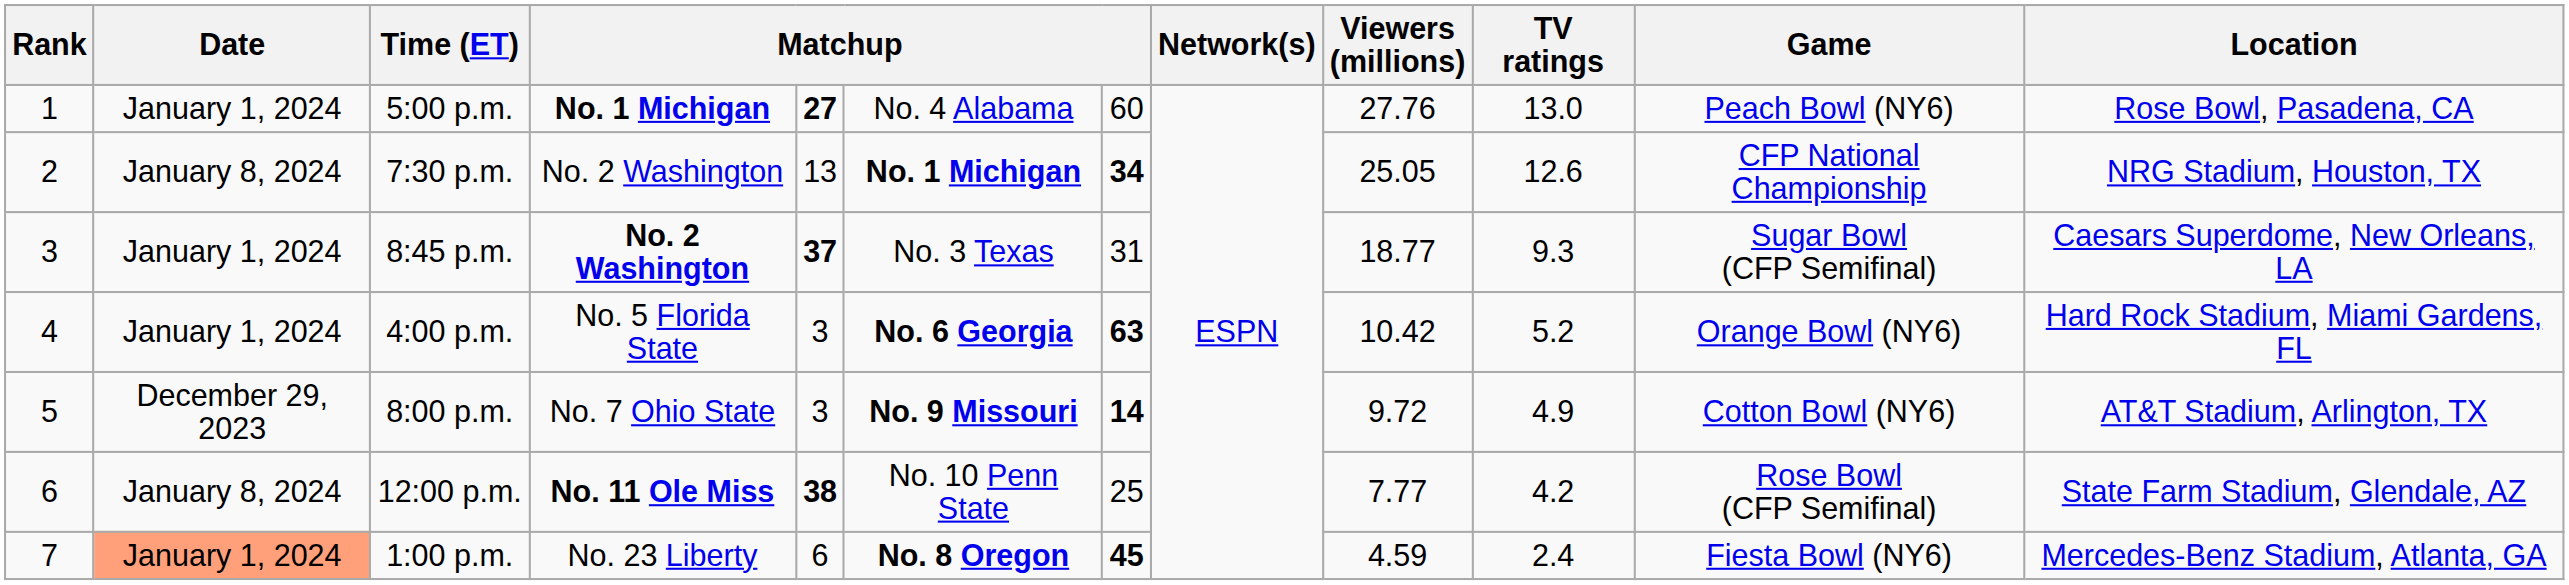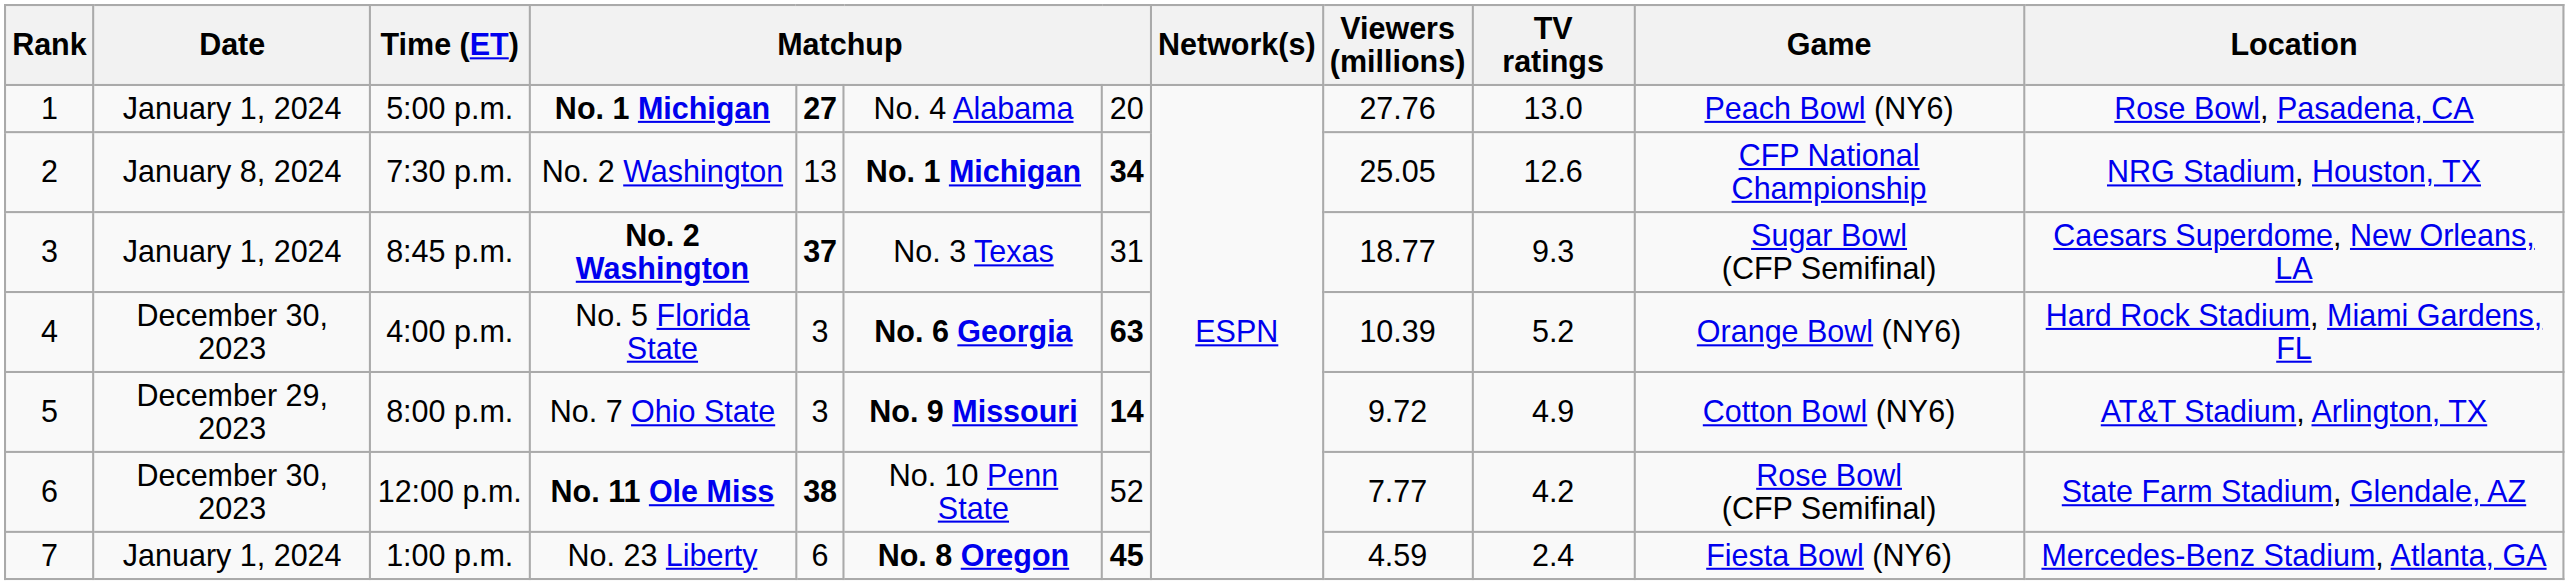(1127, 108) 60 -> (1127, 108) 20
(232, 331) January 1, 2024 -> (232, 331) December 30, 2023
(1398, 331) 10.42 -> (1398, 331) 10.39
(232, 491) January 8, 2024 -> (232, 491) December 30, 2023
(1127, 491) 25 -> (1127, 491) 52
(232, 554) lightsalmon background -> (232, 554) no background
